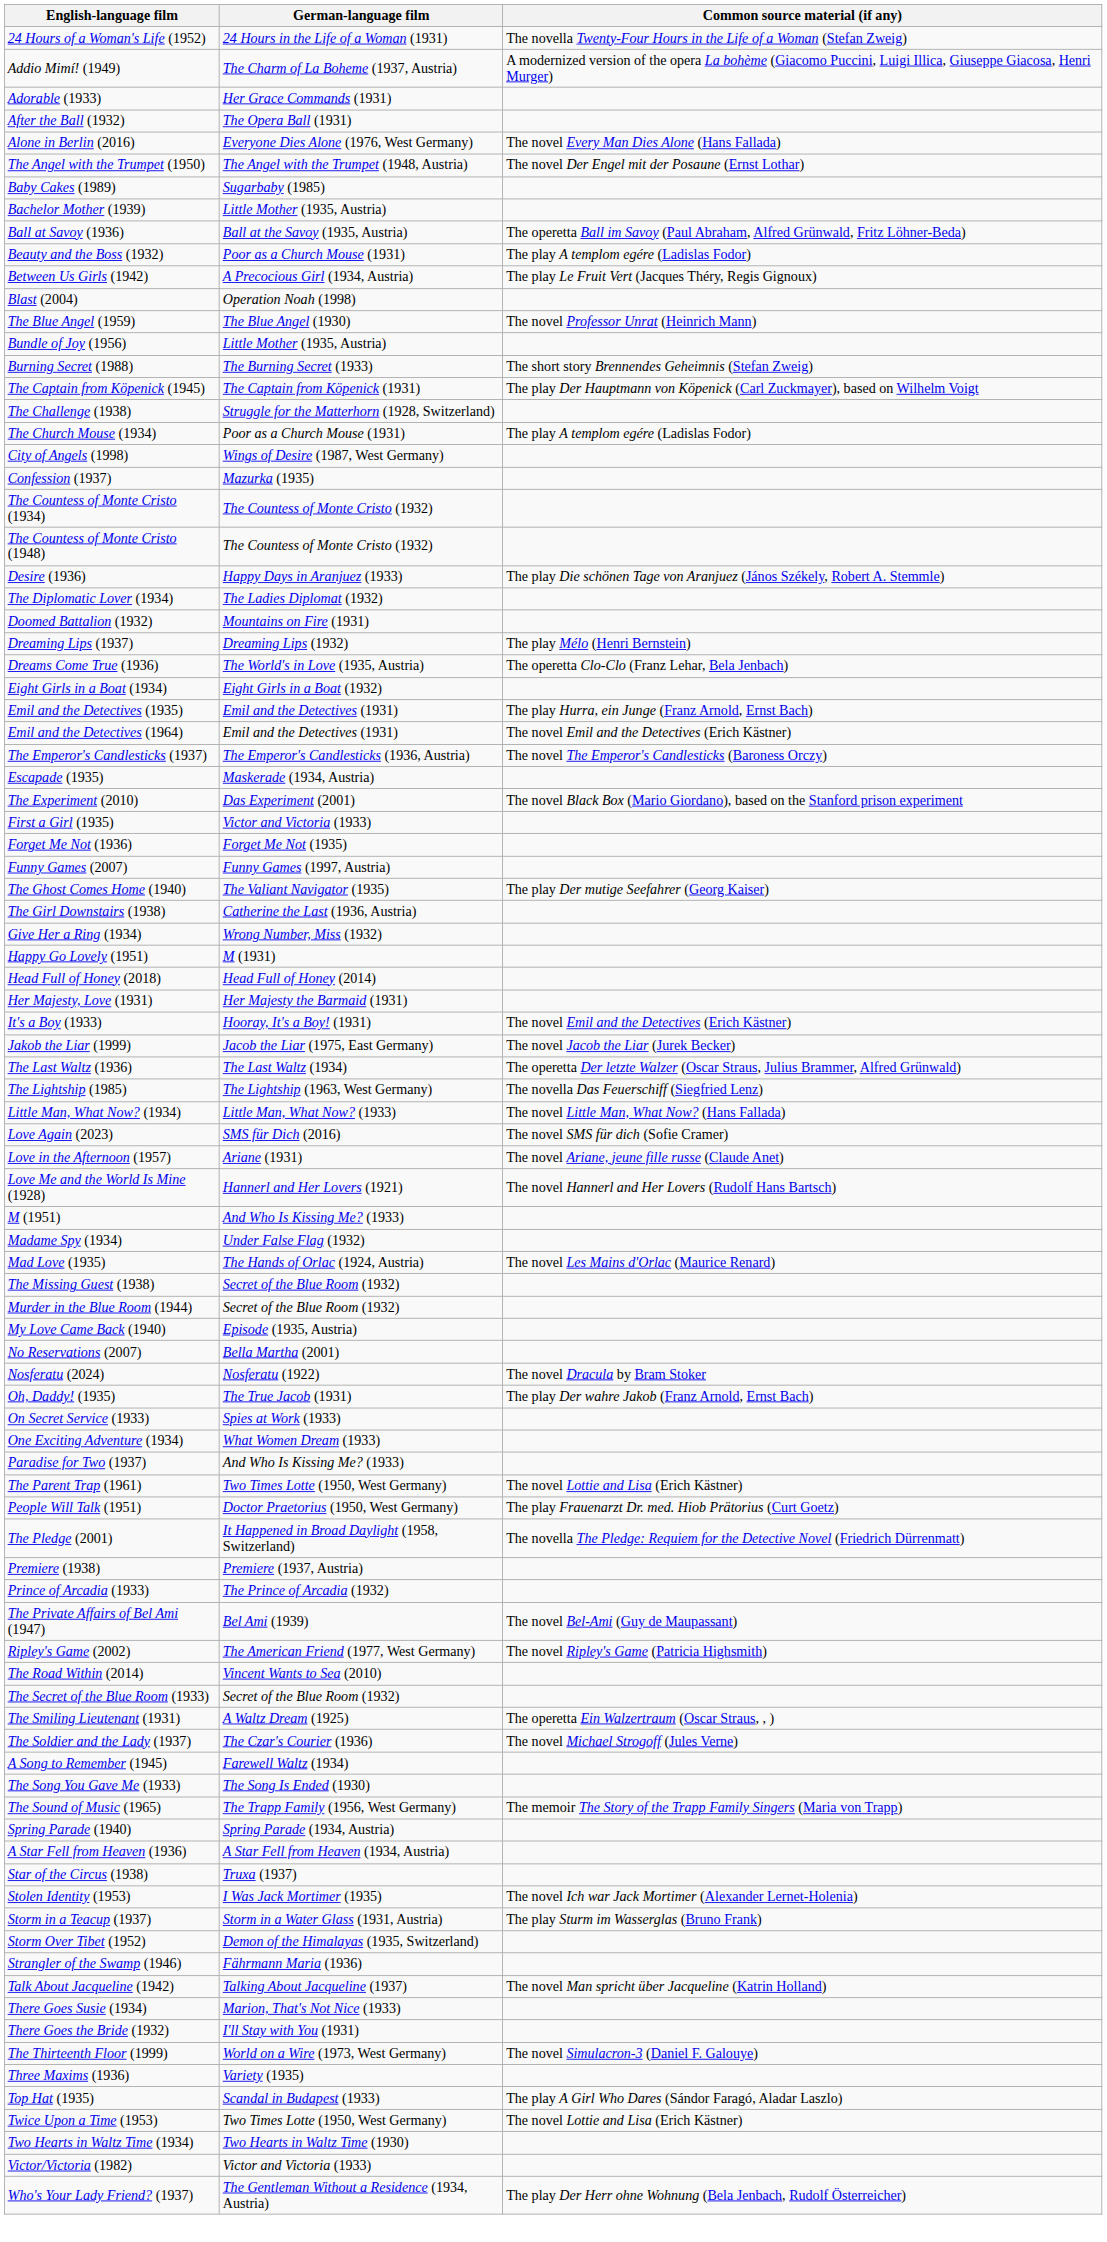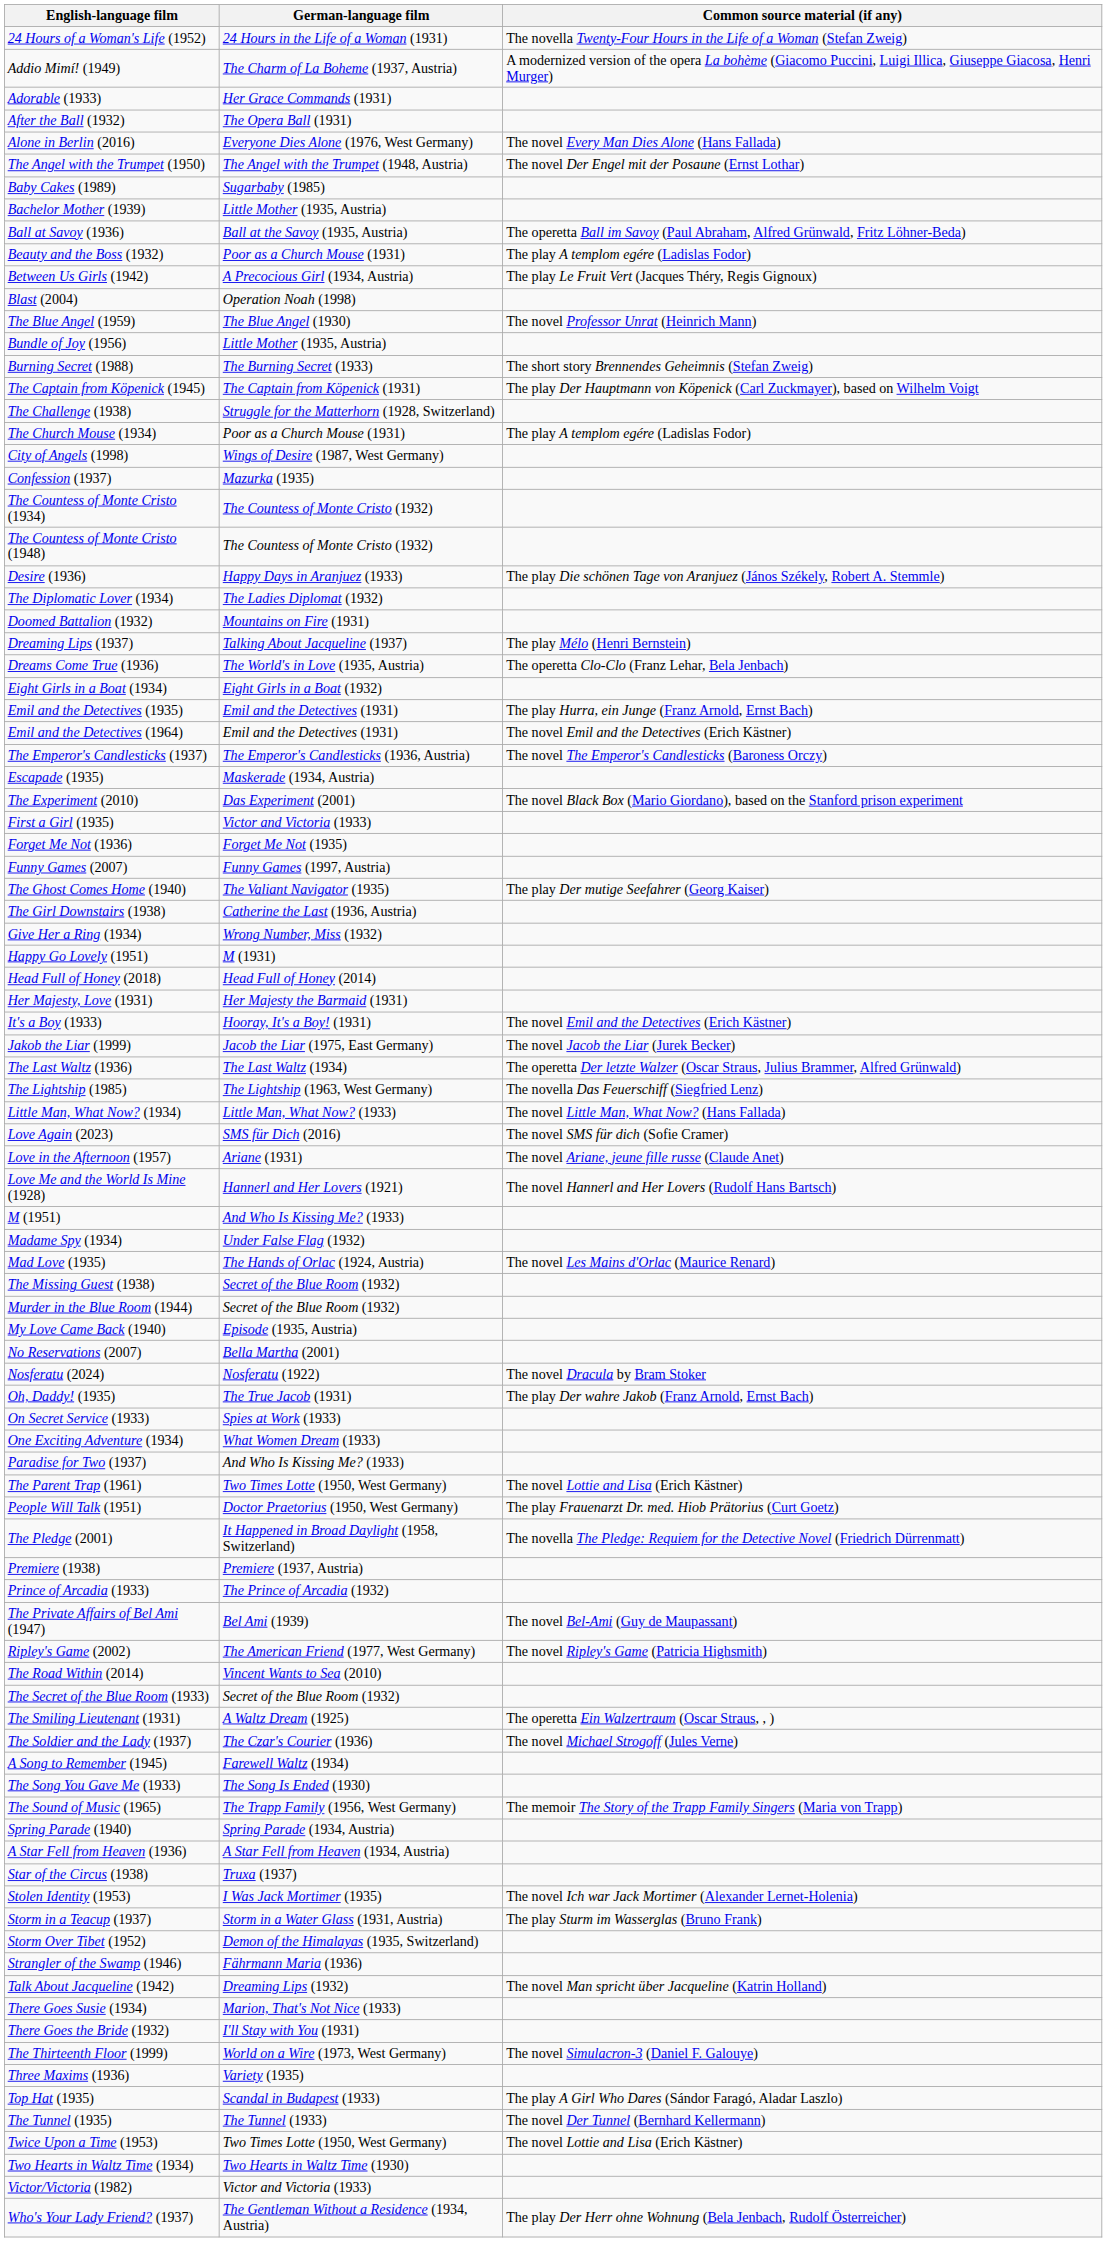(285, 643) Dreaming Lips (1932) -> (315, 643) Talking About Jacqueline (1937)
(315, 1986) Talking About Jacqueline (1937) -> (285, 1986) Dreaming Lips (1932)
+ row: (60, 2120)
